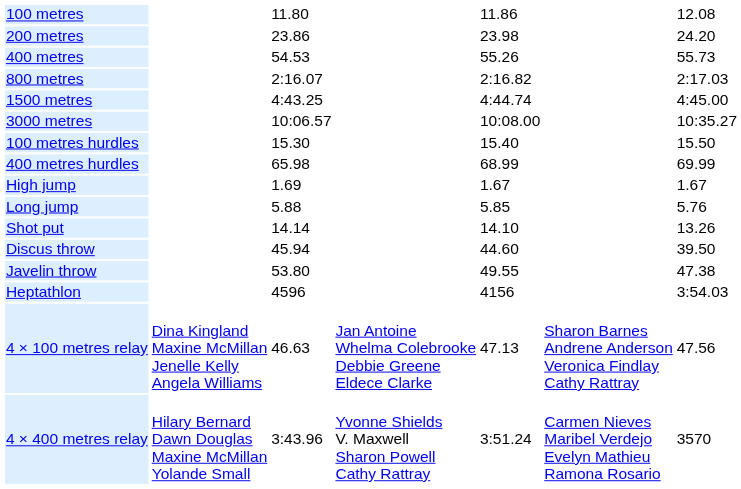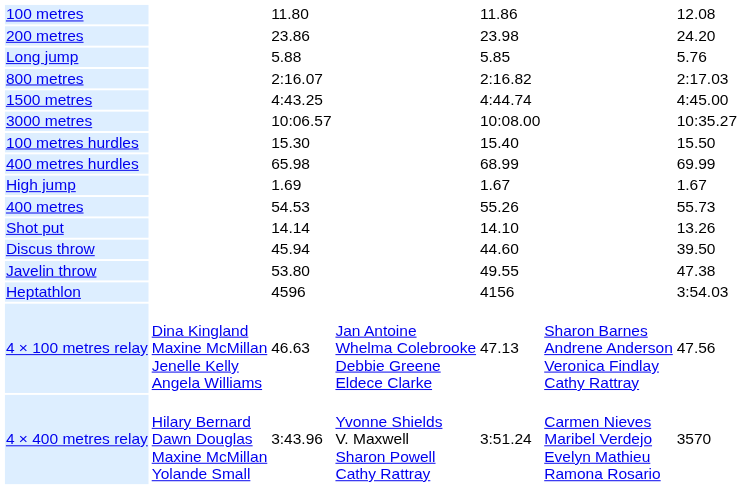rows swapped: (45, 57) <-> (42, 206)
